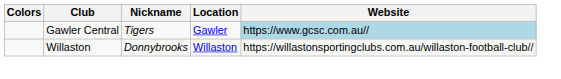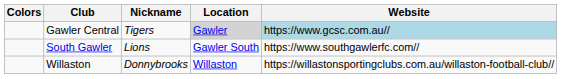(210, 30) no background -> (210, 30) lightgrey background
+ row: (79, 47)
